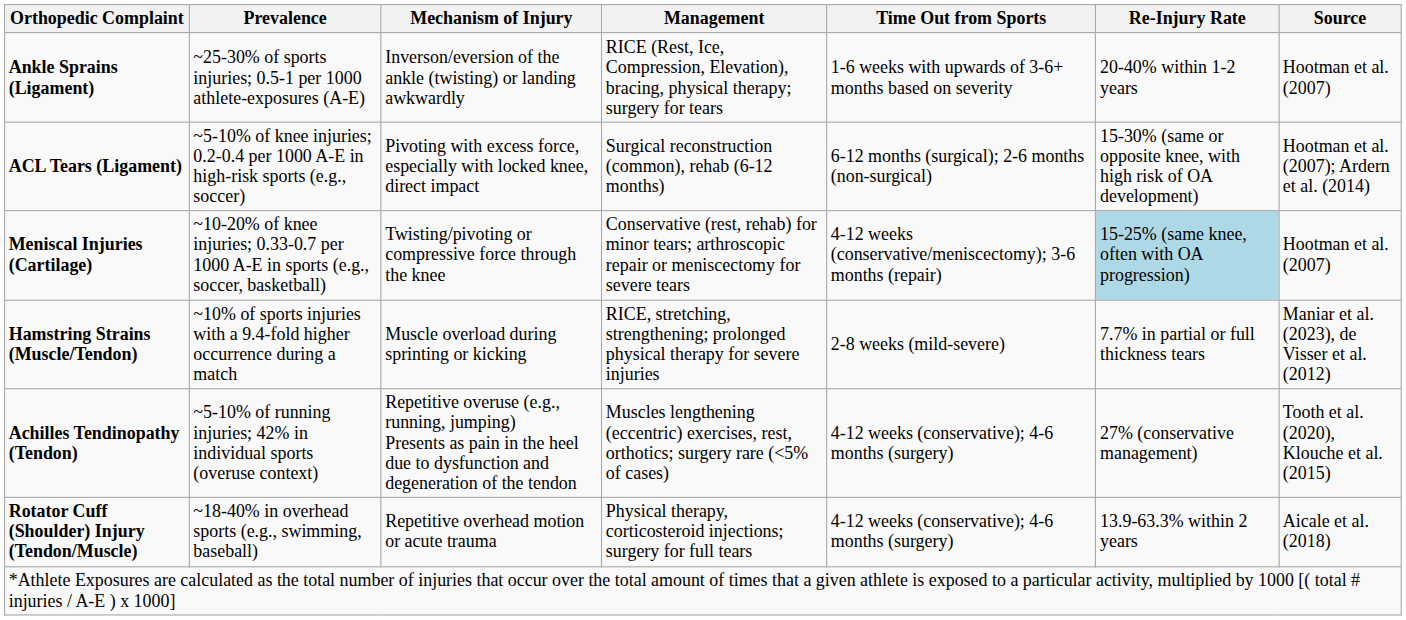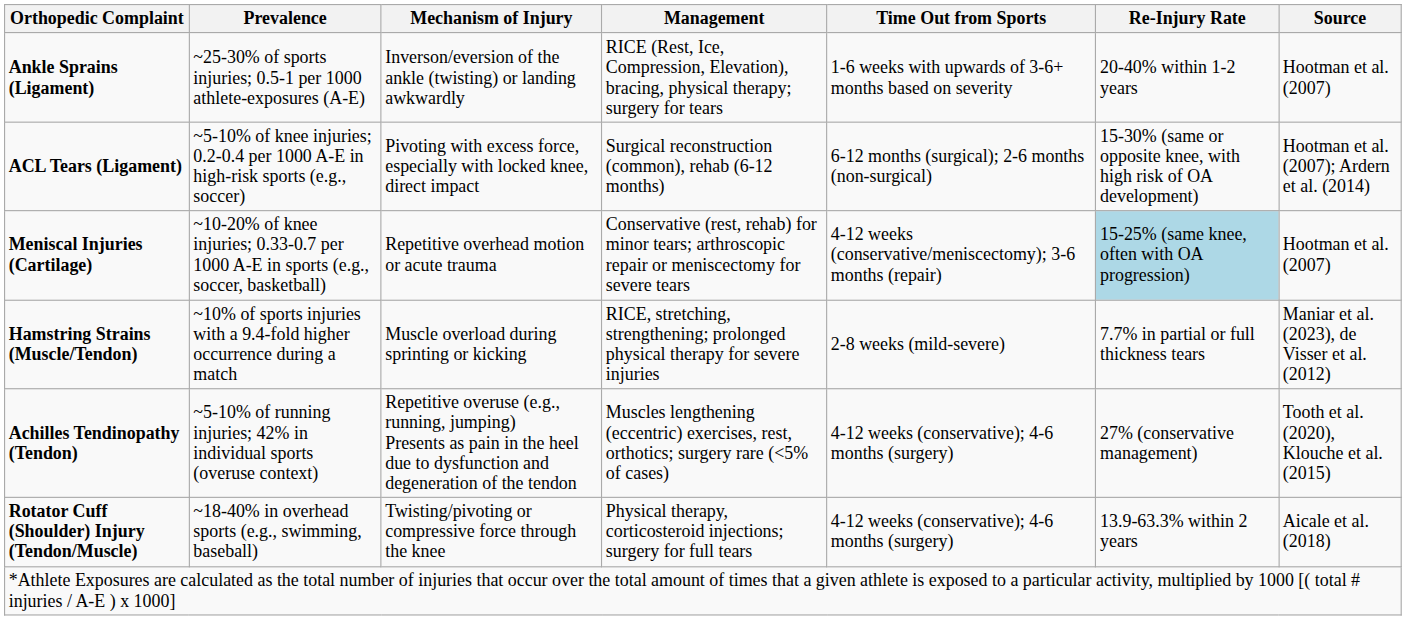(481, 255) Twisting/pivoting or compressive force through the knee -> (485, 255) Repetitive overhead motion or acute trauma
(485, 531) Repetitive overhead motion or acute trauma -> (481, 531) Twisting/pivoting or compressive force through the knee
